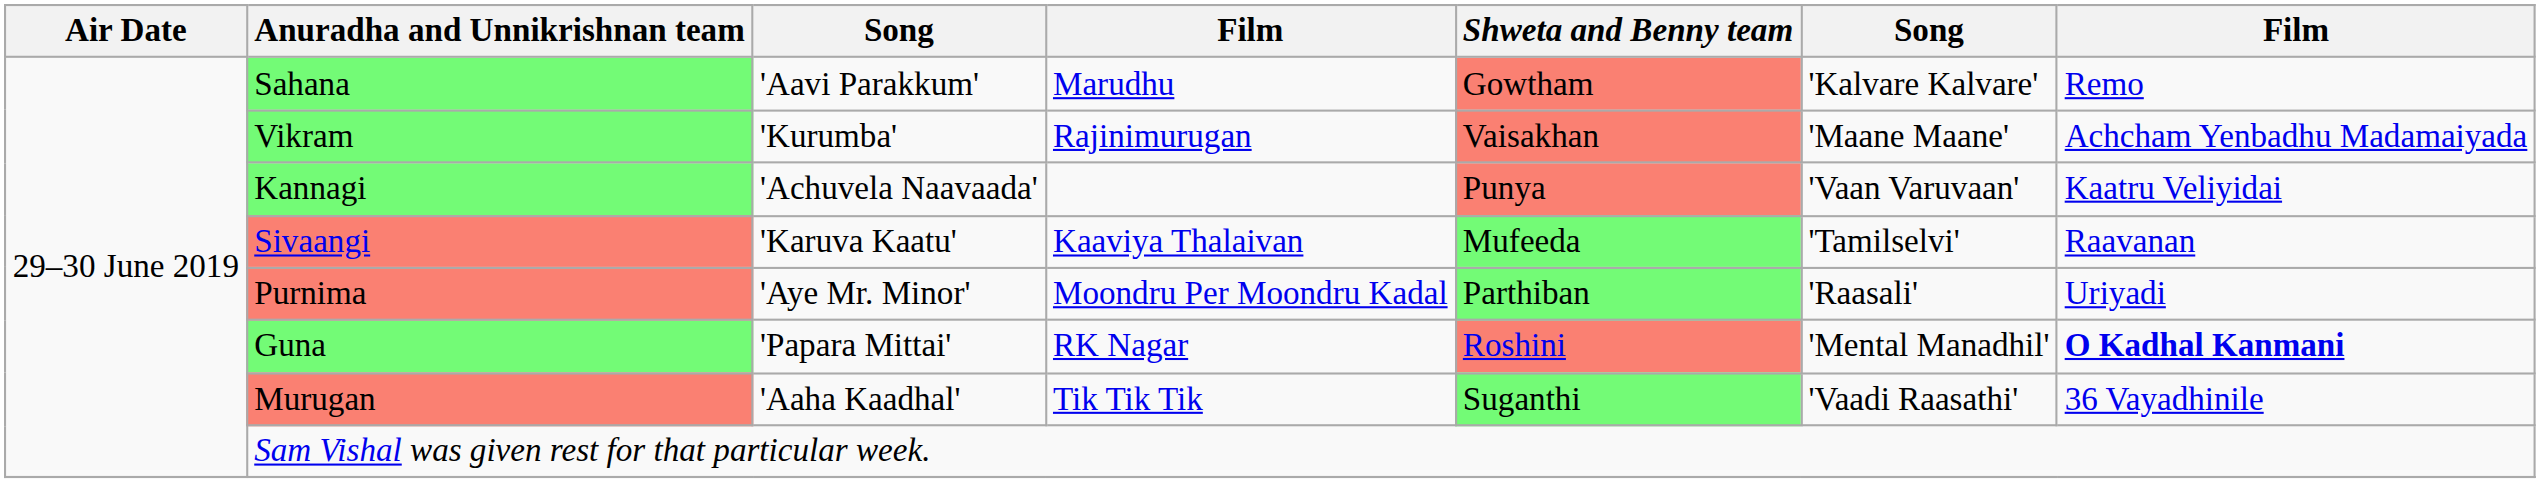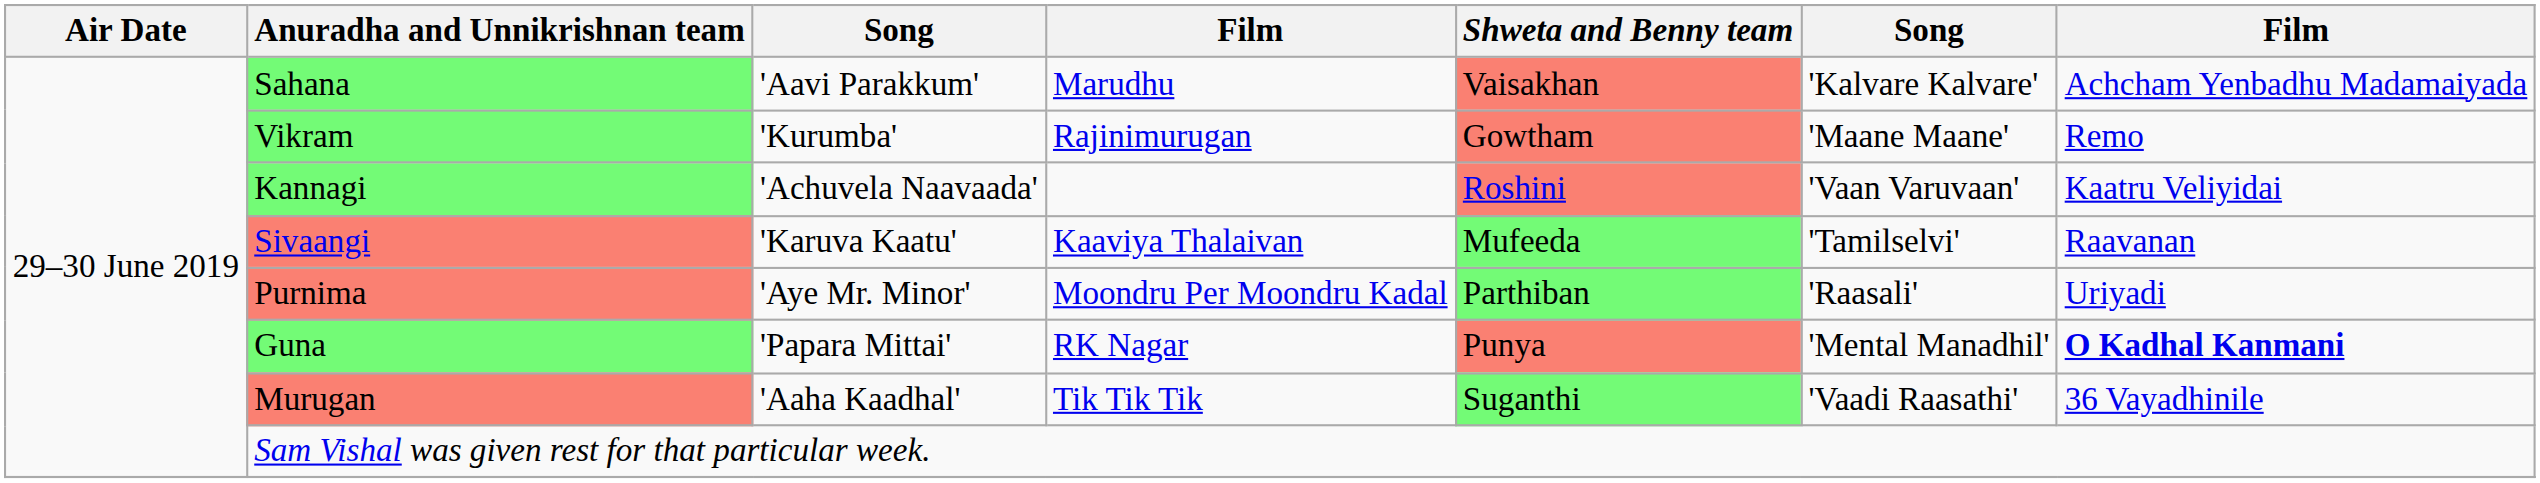(1528, 83) Gowtham -> (1531, 83) Vaisakhan
(2104, 83) Remo -> (2296, 83) Achcham Yenbadhu Madamaiyada
(1531, 135) Vaisakhan -> (1528, 135) Gowtham
(2296, 135) Achcham Yenbadhu Madamaiyada -> (2104, 135) Remo
(1504, 188) Punya -> (1514, 188) Roshini
(1514, 345) Roshini -> (1504, 345) Punya
